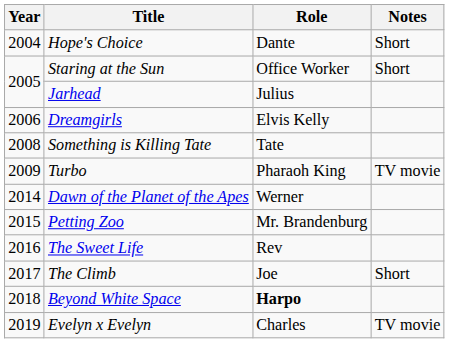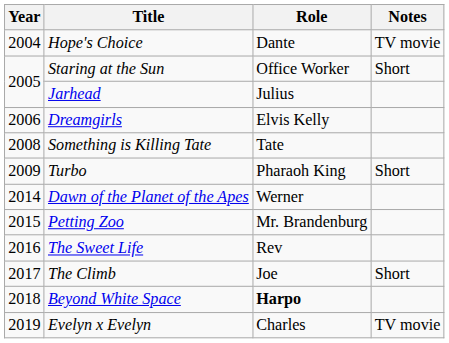(392, 42) Short -> (408, 42) TV movie
(408, 171) TV movie -> (392, 171) Short
